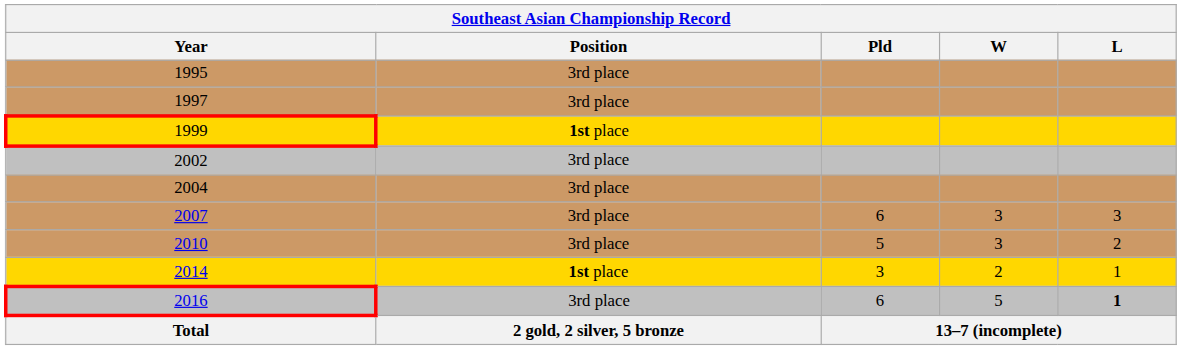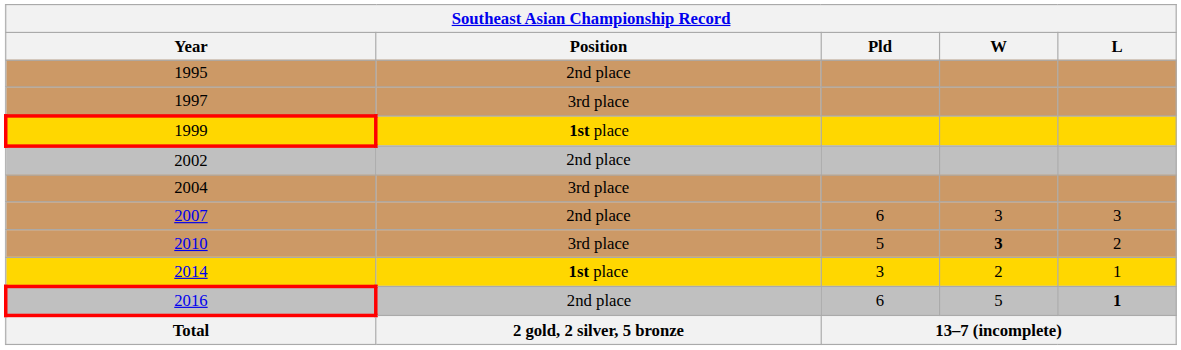(598, 73) 3rd place -> (598, 73) 2nd place
(598, 160) 3rd place -> (598, 160) 2nd place
(598, 216) 3rd place -> (598, 216) 2nd place
(999, 243) normal -> (999, 243) bold
(599, 301) 3rd place -> (599, 301) 2nd place
